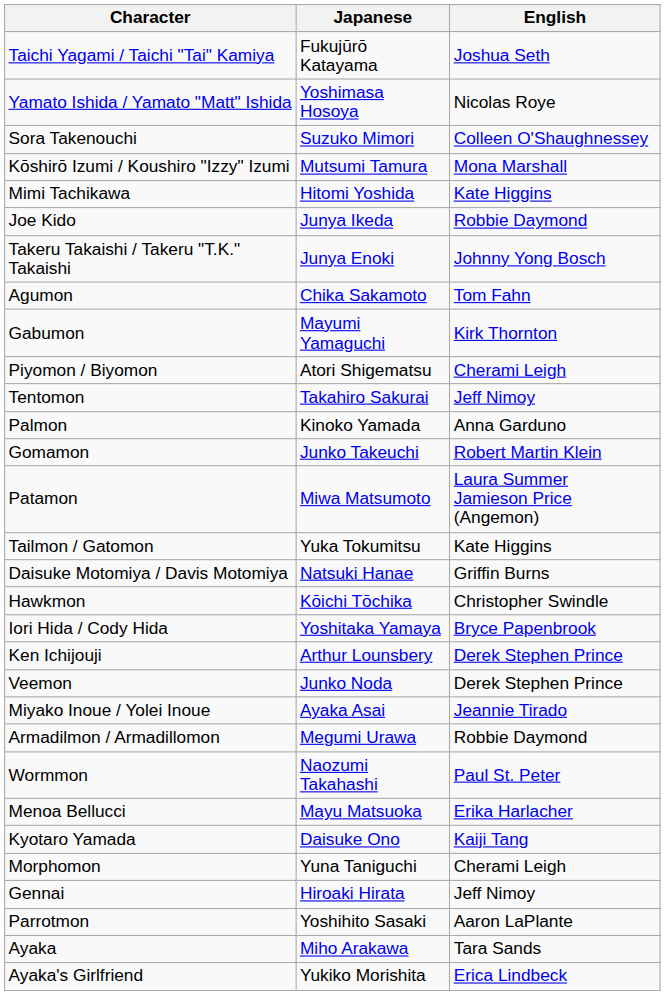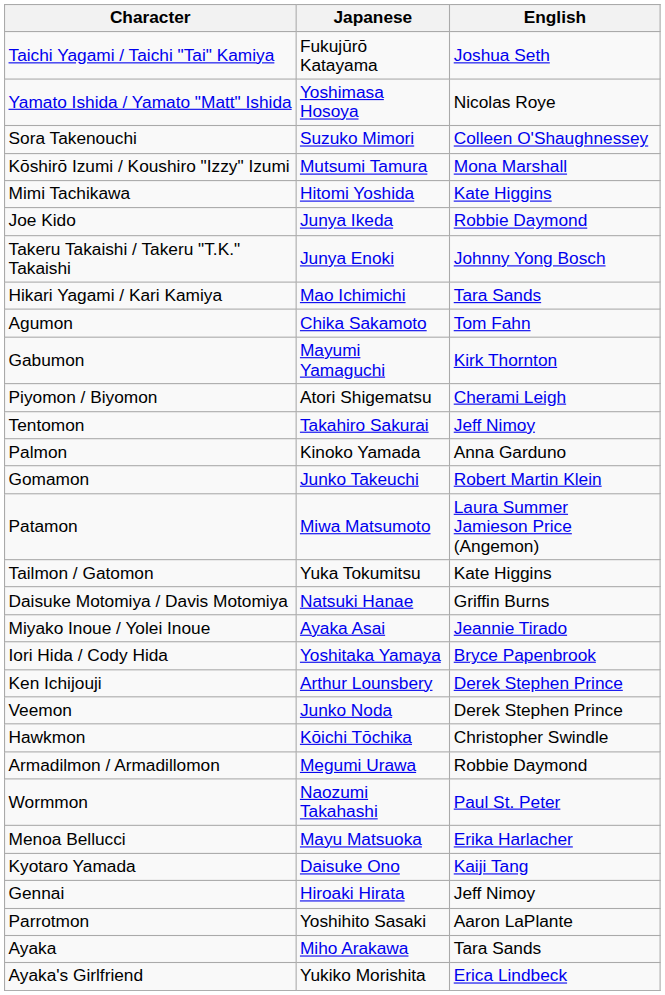+ row: (115, 295)
rows swapped: (109, 710) <-> (47, 600)
- row: (55, 866)
